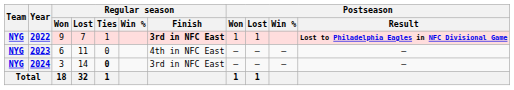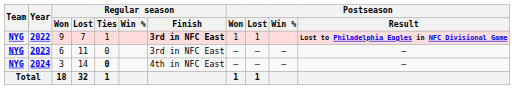(187, 51) 4th in NFC East -> (187, 51) 3rd in NFC East
(187, 65) 3rd in NFC East -> (187, 65) 4th in NFC East
